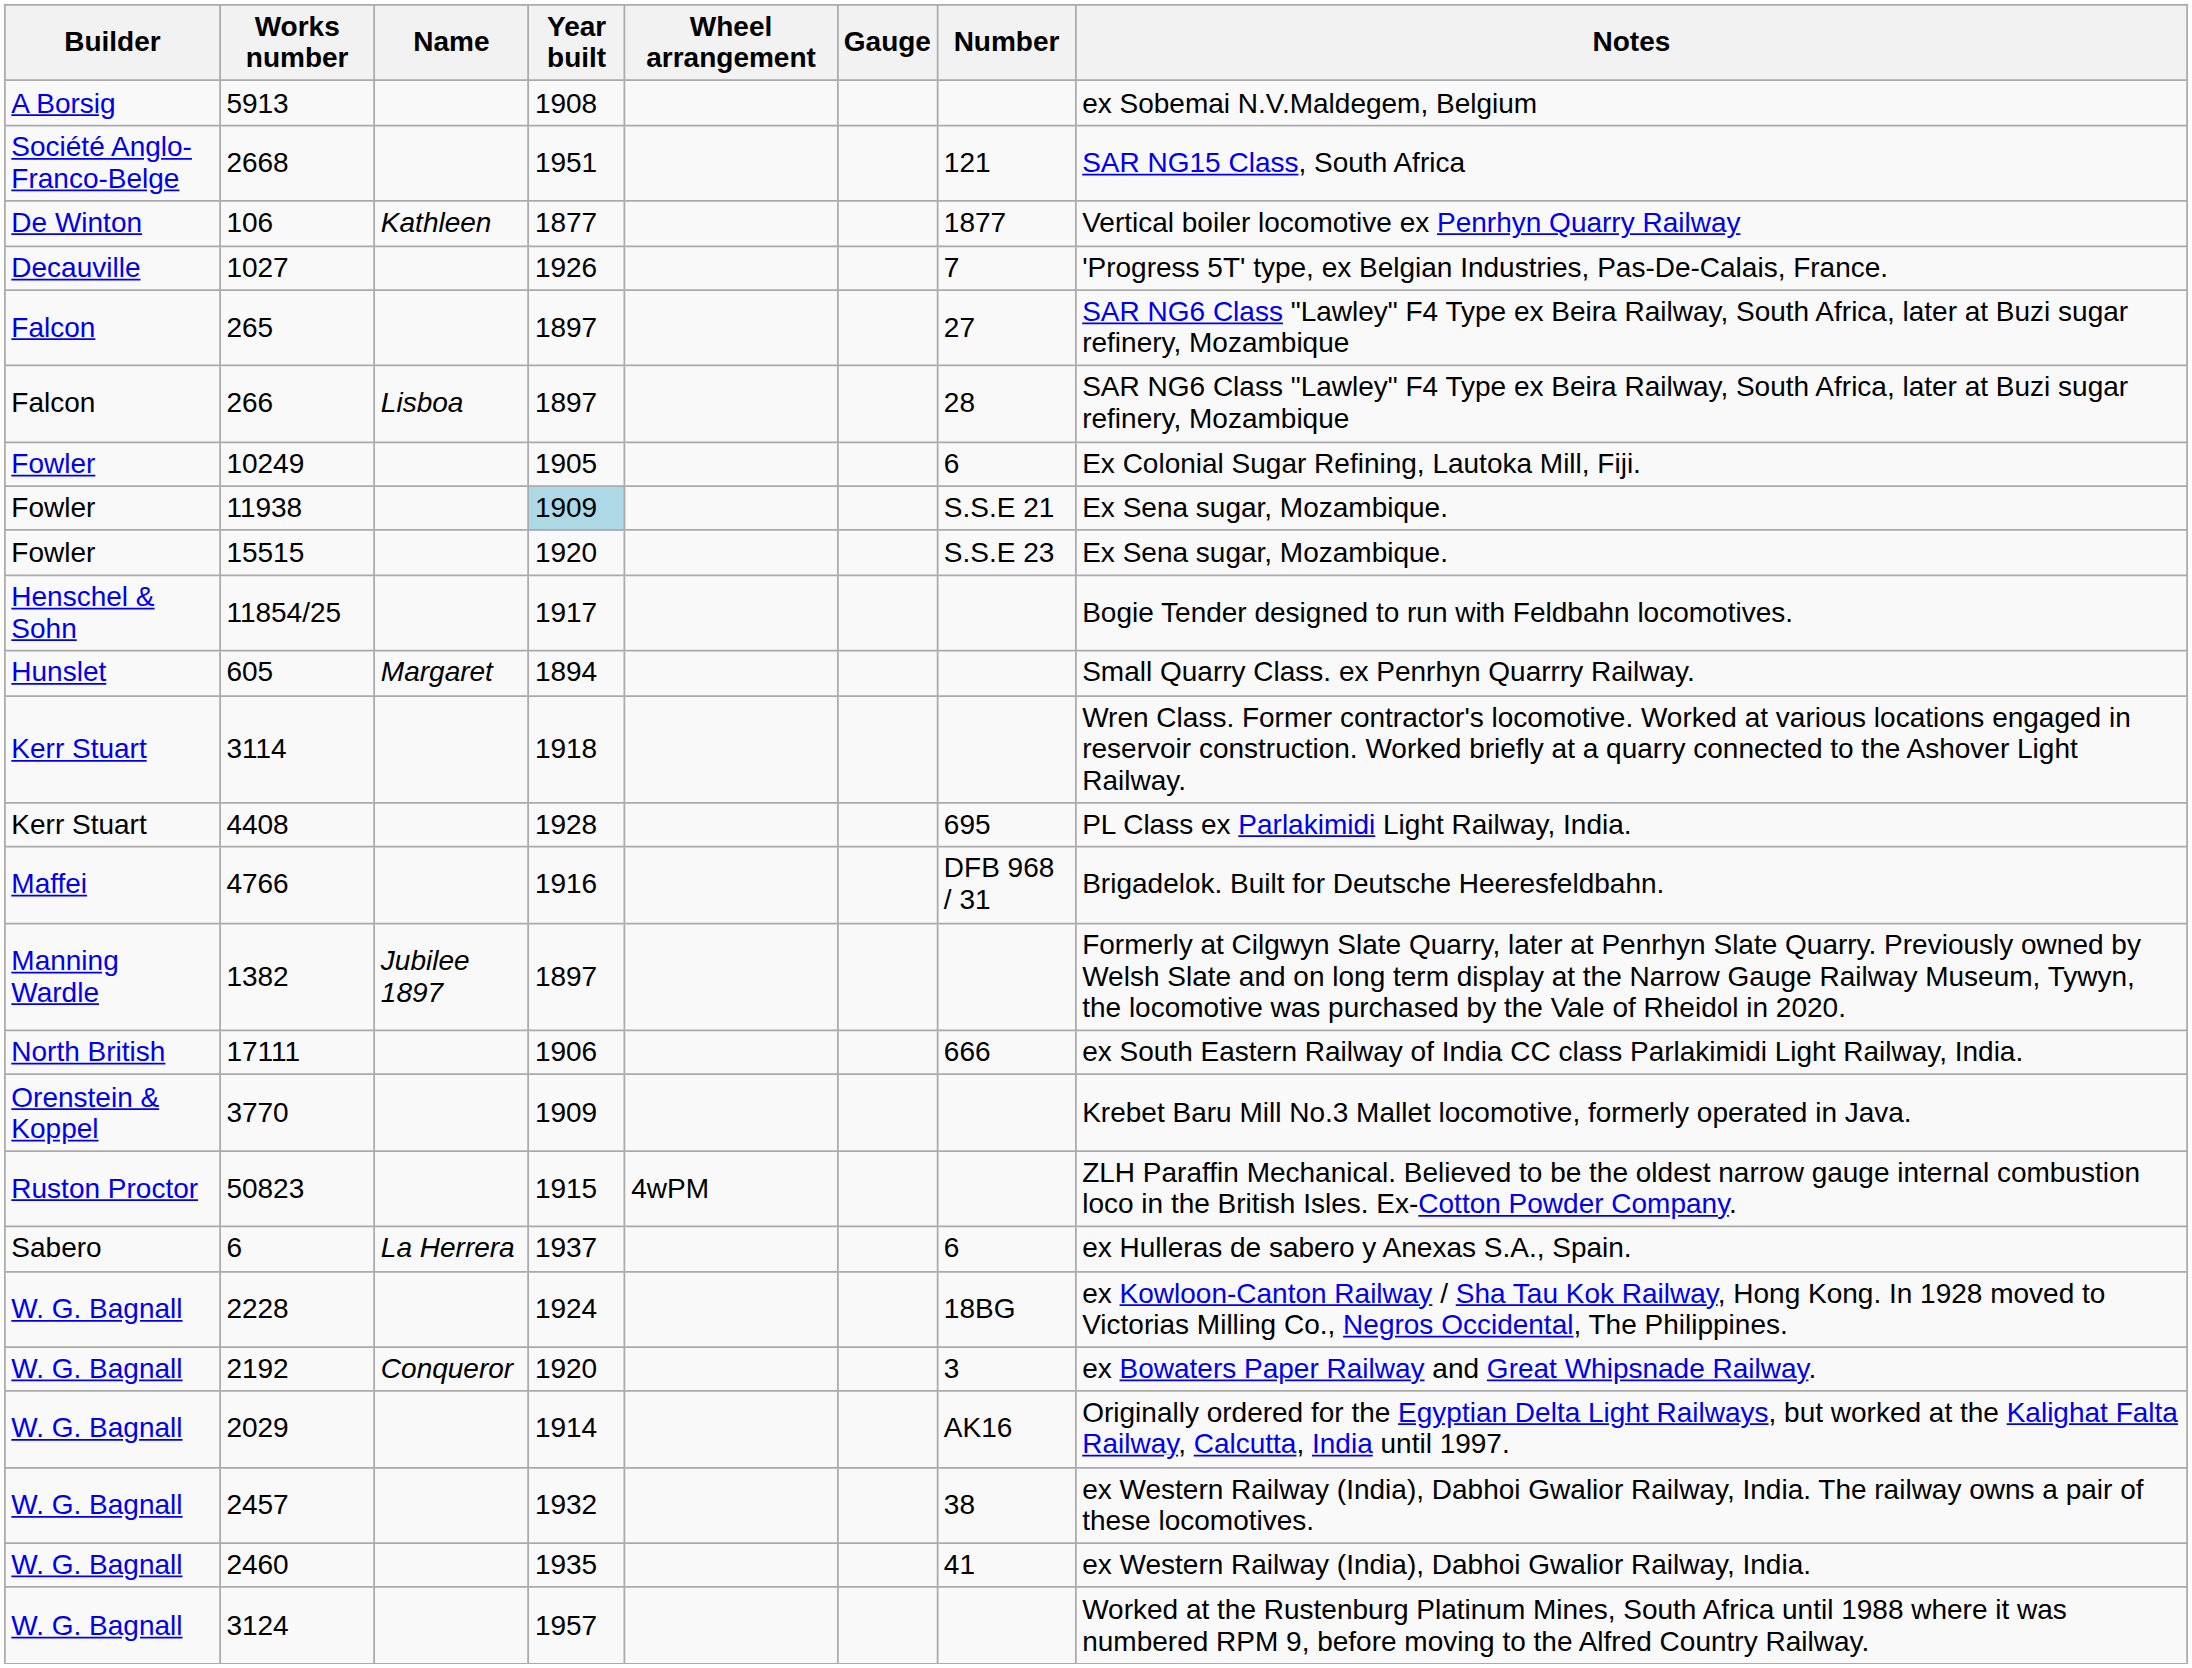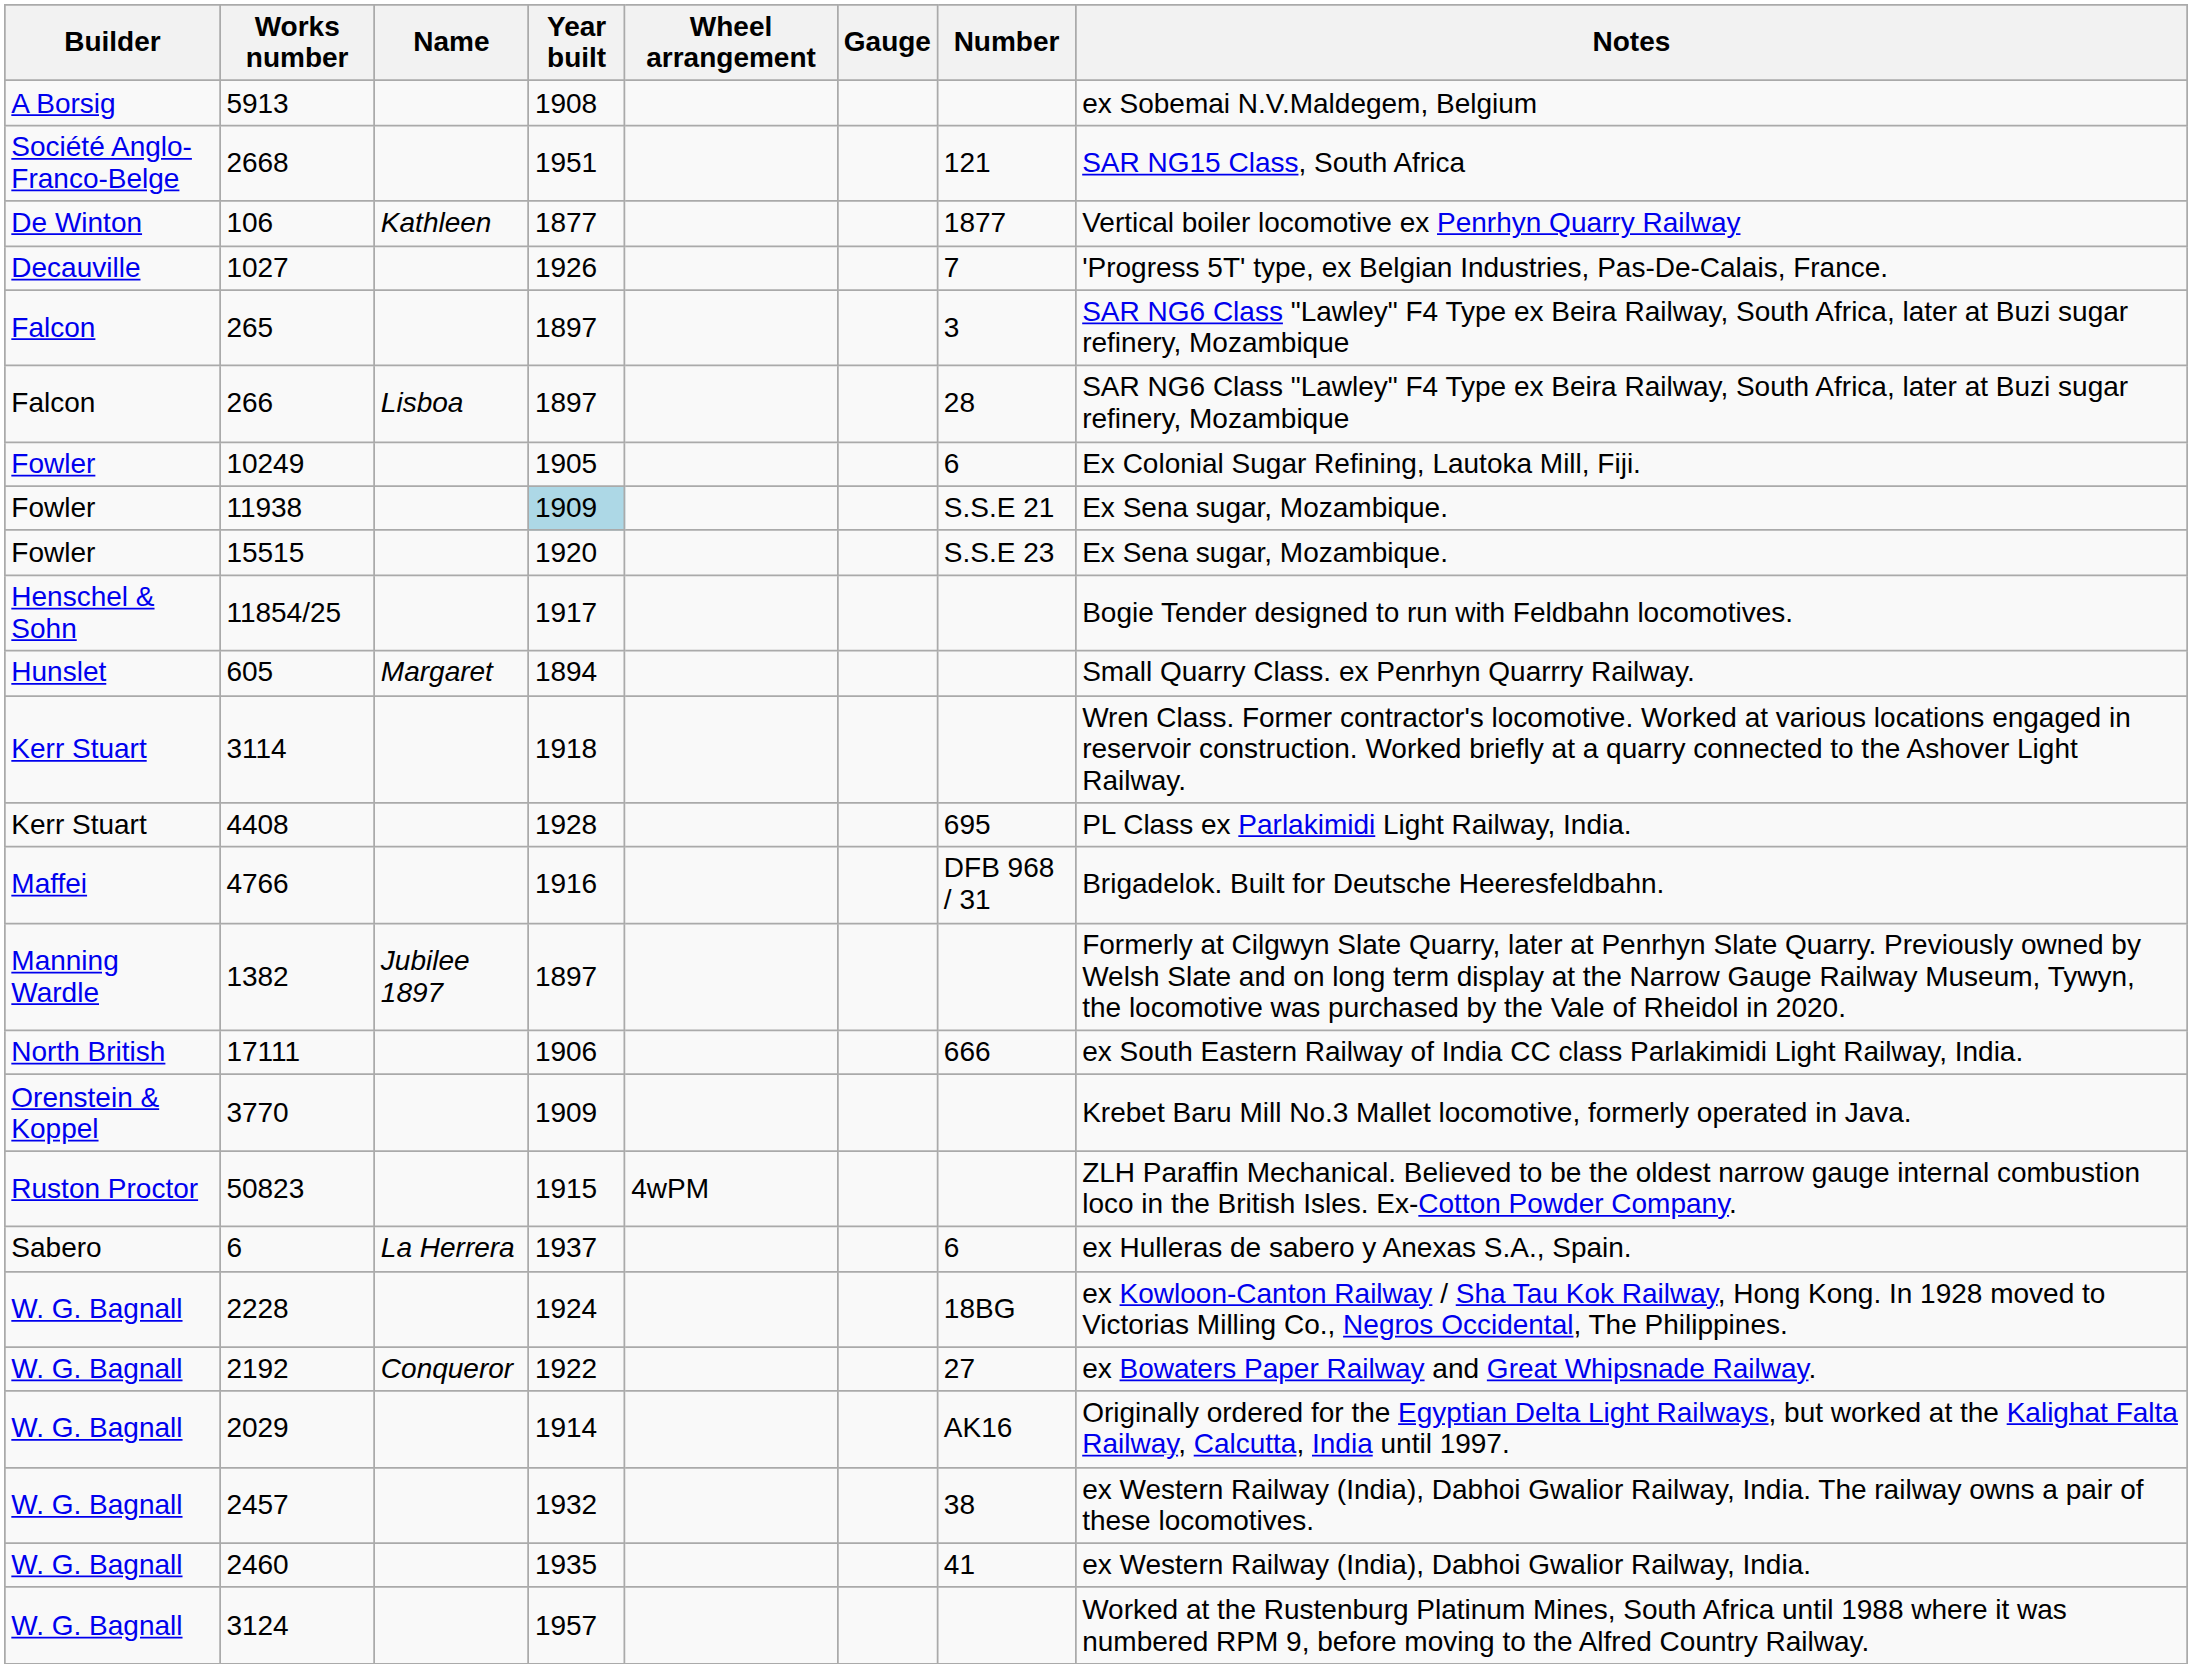(959, 327) 27 -> (952, 327) 3
(566, 1368) 1920 -> (566, 1368) 1922
(952, 1368) 3 -> (959, 1368) 27
